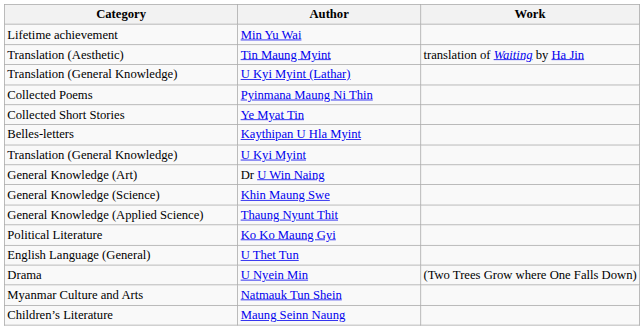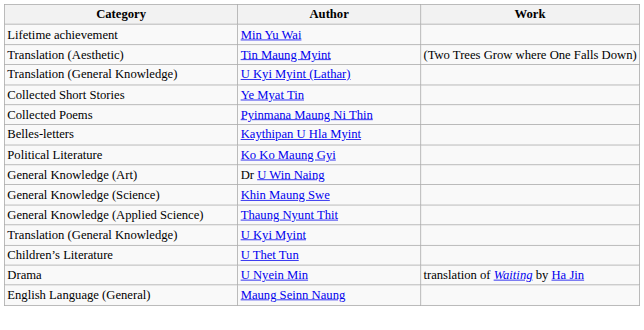(504, 54) translation of Waiting by Ha Jin -> (530, 54) (Two Trees Grow where One Falls Down)
rows swapped: (272, 114) <-> (307, 94)
rows swapped: (273, 154) <-> (288, 235)
(79, 255) English Language (General) -> (60, 255) Children’s Literature
(530, 275) (Two Trees Grow where One Falls Down) -> (504, 275) translation of Waiting by Ha Jin
- row: (291, 295)
(60, 315) Children’s Literature -> (79, 295) English Language (General)
